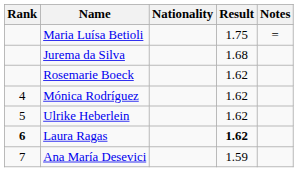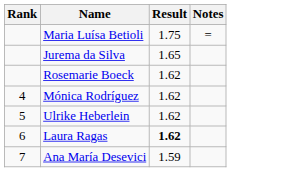- column: (183, 14)
(237, 55) 1.68 -> (170, 55) 1.65
(22, 136) bold -> (22, 136) normal
